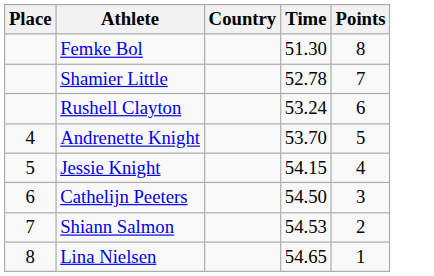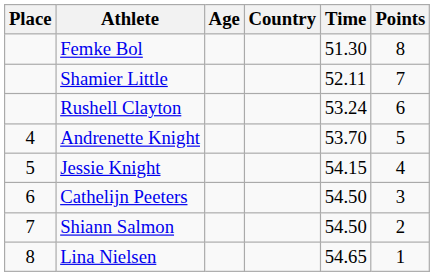+ column: (224, 19)
(306, 78) 52.78 -> (345, 78) 52.11
(306, 227) 54.53 -> (346, 227) 54.50
